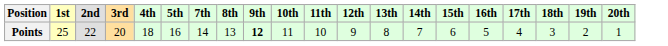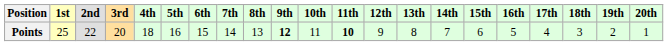+ column: (203, 14)
(320, 32) normal -> (348, 32) bold
